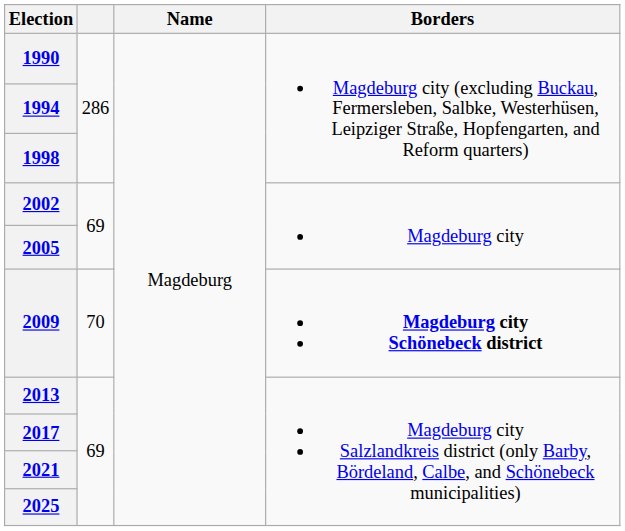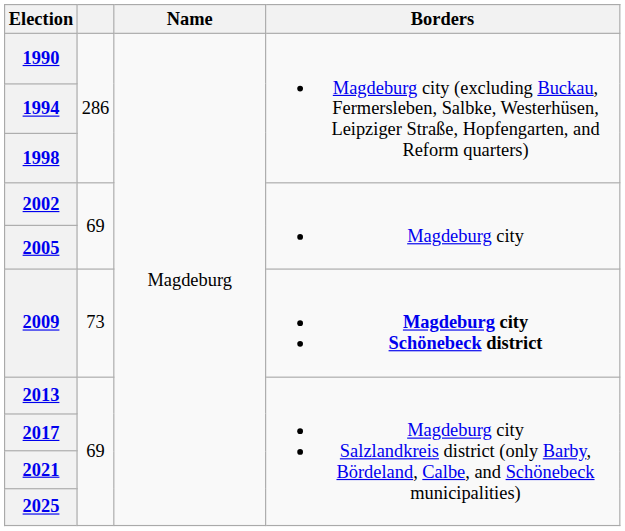(95, 322) 70 -> (95, 322) 73
